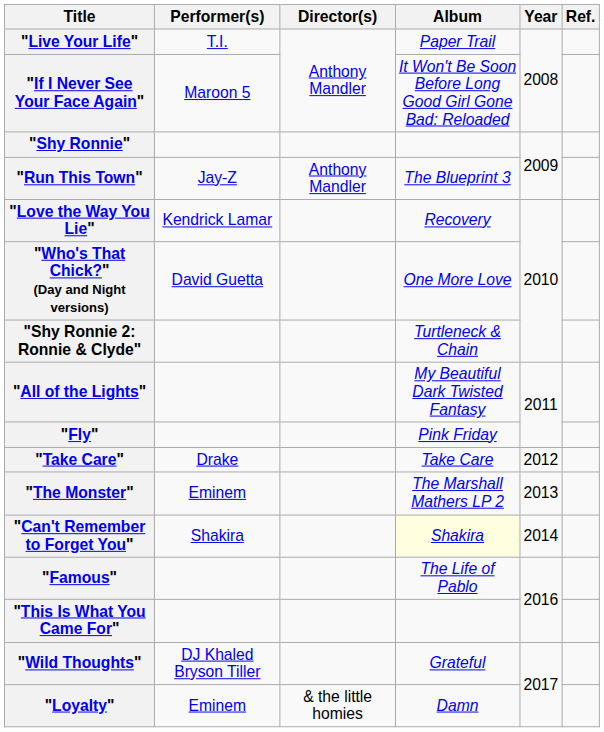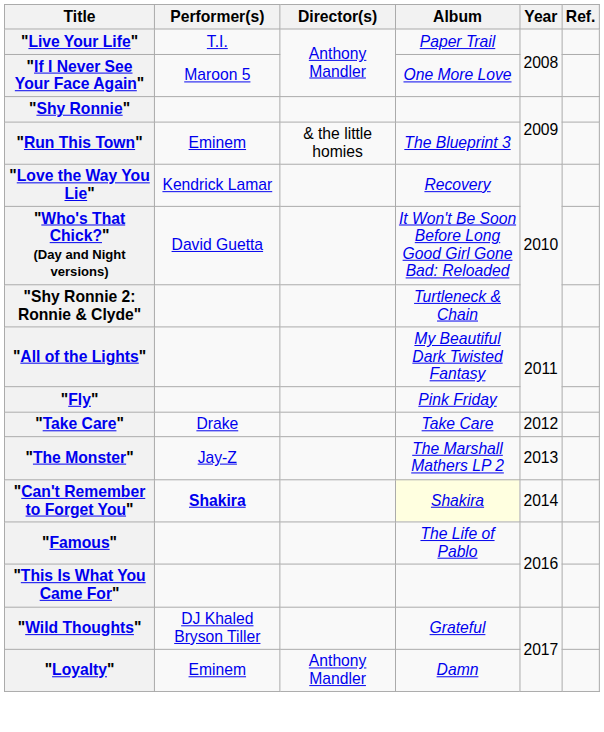(458, 93) It Won't Be Soon Before Long Good Girl Gone Bad: Reloaded -> (458, 75) One More Love
(217, 178) Jay-Z -> (217, 142) Eminem
(338, 178) Anthony Mandler -> (338, 142) & the little homies
(458, 280) One More Love -> (458, 245) It Won't Be Soon Before Long Good Girl Gone Bad: Reloaded
(217, 493) Eminem -> (217, 458) Jay-Z
(217, 535) normal -> (217, 500) bold
(338, 705) & the little homies -> (338, 670) Anthony Mandler
